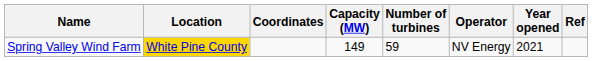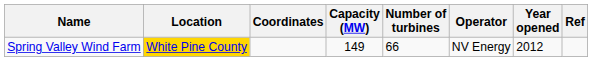(392, 47) 59 -> (392, 47) 66
(530, 47) 2021 -> (530, 47) 2012
